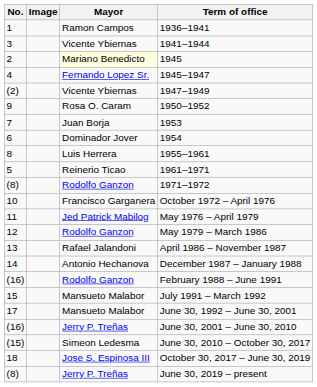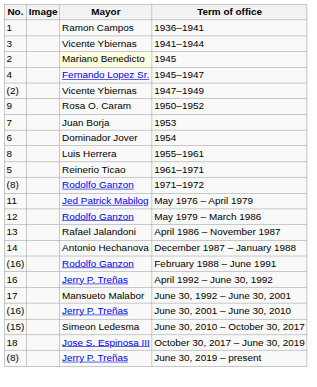- row: (217, 201)
- row: (213, 295)
+ row: (214, 279)
